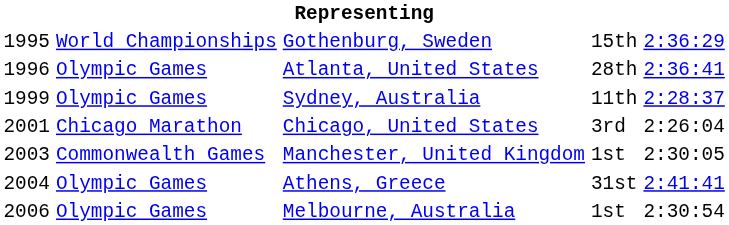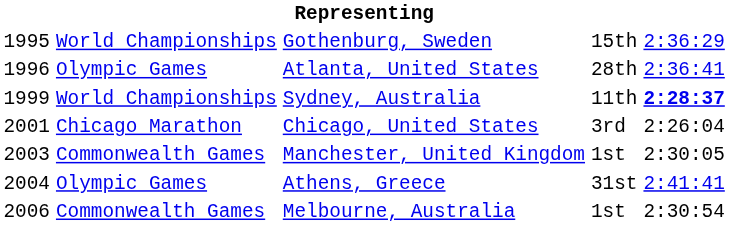(132, 99) Olympic Games -> (166, 99) World Championships
(684, 99) normal -> (684, 99) bold
(132, 212) Olympic Games -> (161, 212) Commonwealth Games
